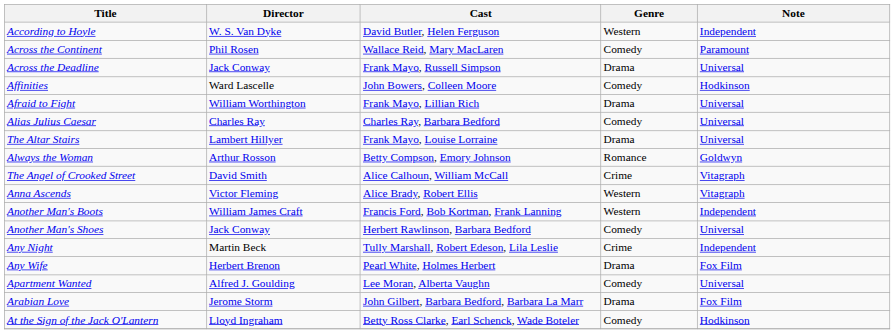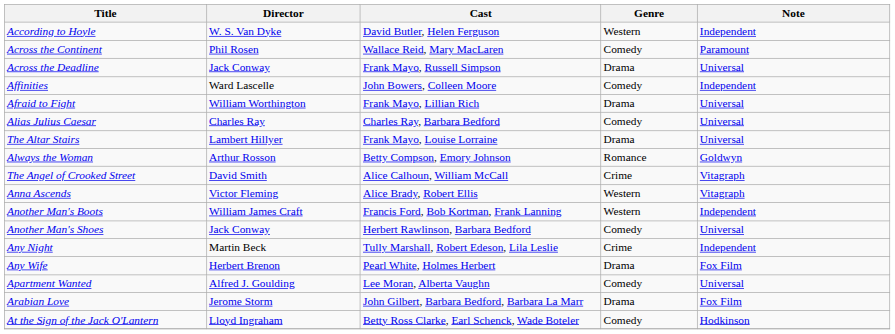(725, 85) Hodkinson -> (728, 85) Independent
